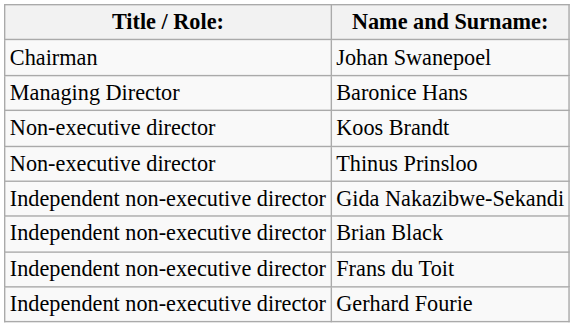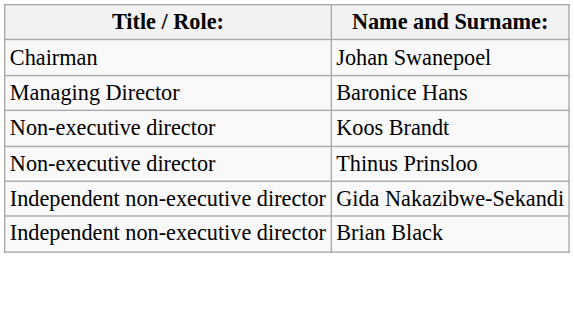- row: (395, 269)
- row: (404, 304)
